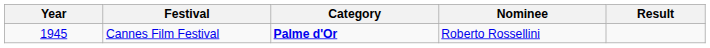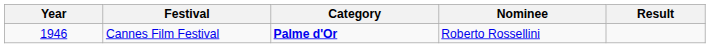(54, 33) 1945 -> (54, 33) 1946
